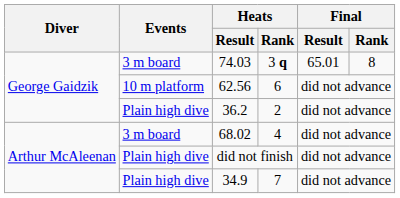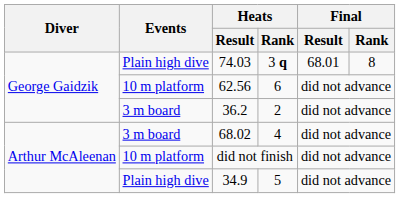(151, 63) 3 m board -> (166, 63) Plain high dive
(323, 63) 65.01 -> (323, 63) 68.01
(166, 110) Plain high dive -> (151, 110) 3 m board
(166, 157) Plain high dive -> (163, 157) 10 m platform
(278, 181) 7 -> (278, 181) 5
